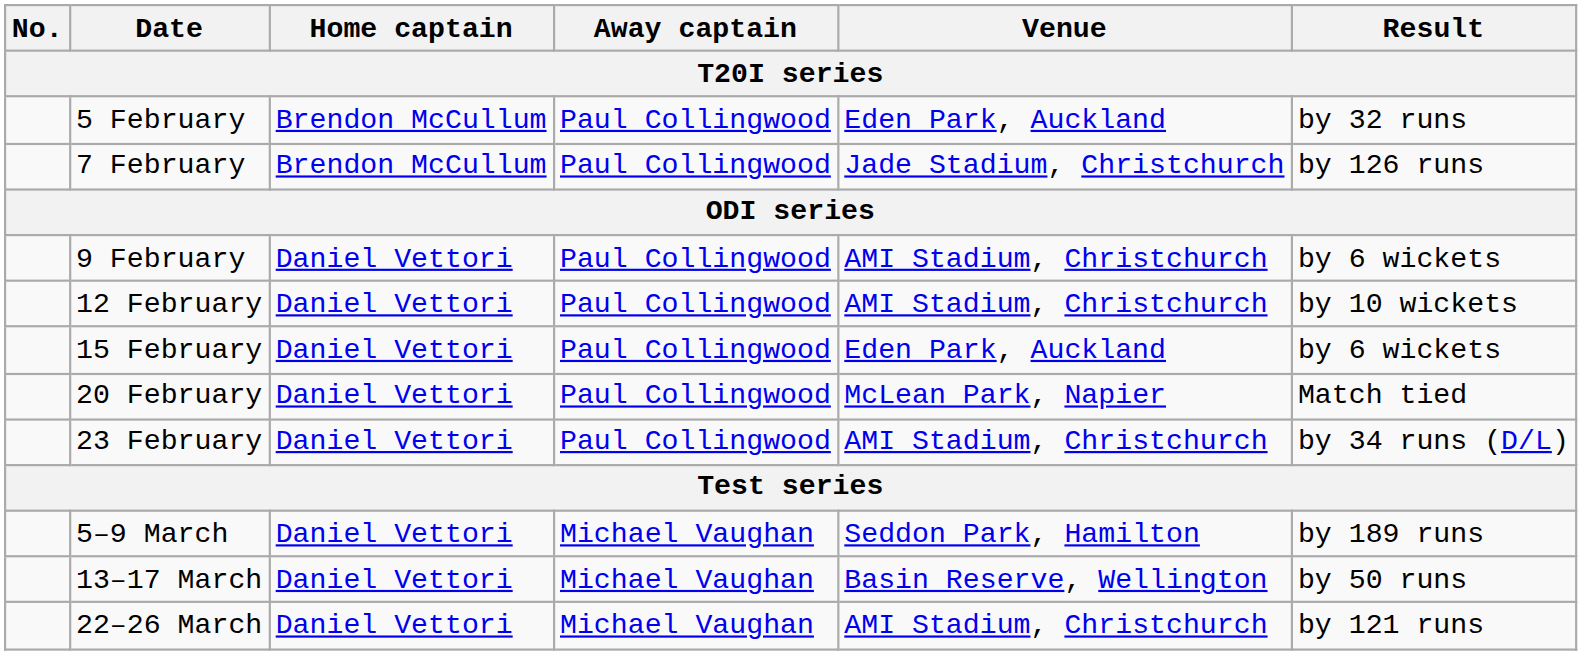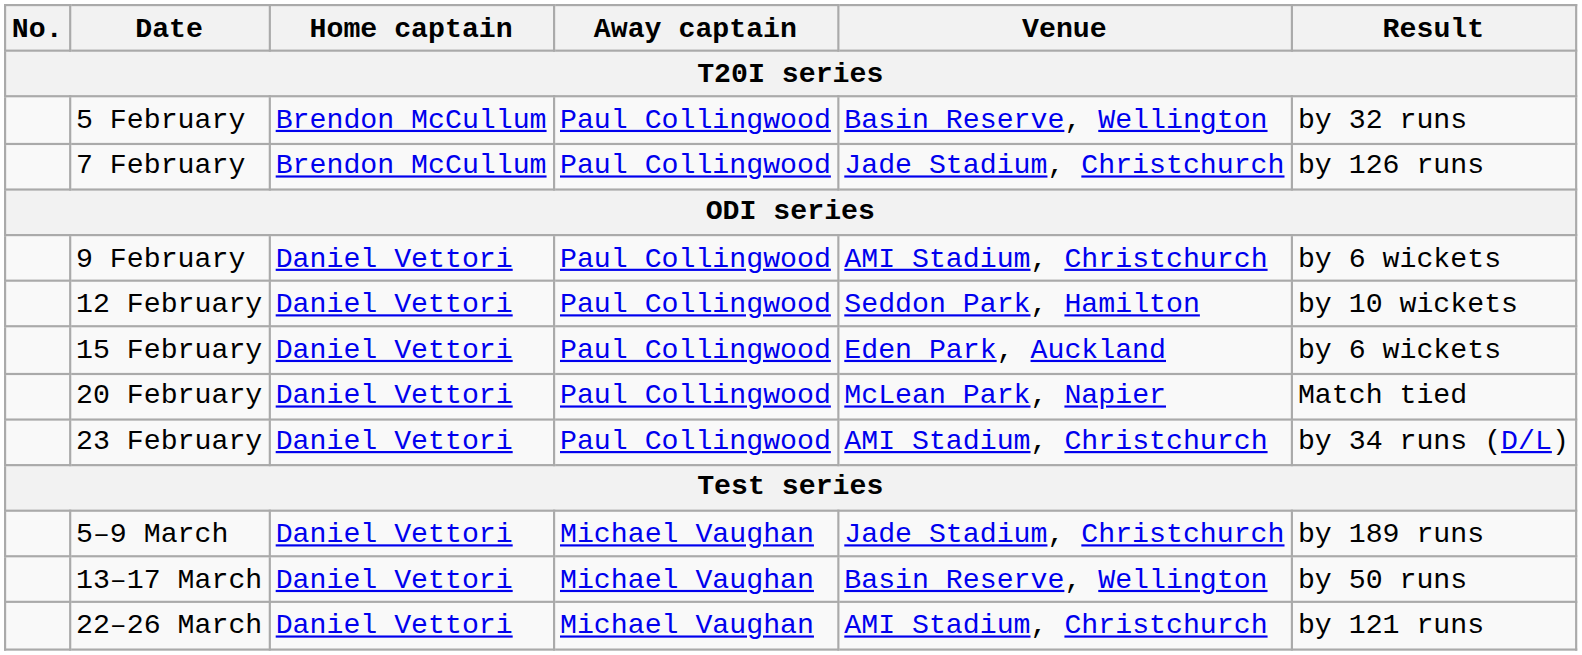(1005, 120) Eden Park, Auckland -> (1056, 120) Basin Reserve, Wellington
(1056, 304) AMI Stadium, Christchurch -> (1022, 304) Seddon Park, Hamilton
(1022, 534) Seddon Park, Hamilton -> (1064, 534) Jade Stadium, Christchurch
